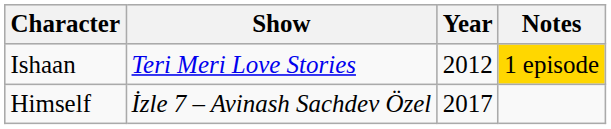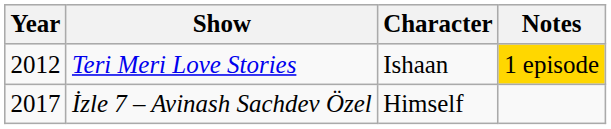columns swapped: (468, 24) <-> (65, 24)
